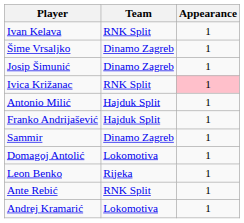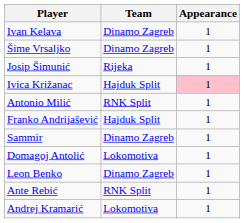(127, 31) RNK Split -> (139, 31) Dinamo Zagreb
(139, 66) Dinamo Zagreb -> (118, 66) Rijeka
(127, 84) RNK Split -> (132, 84) Hajduk Split
(132, 102) Hajduk Split -> (127, 102) RNK Split
(118, 173) Rijeka -> (139, 173) Dinamo Zagreb
